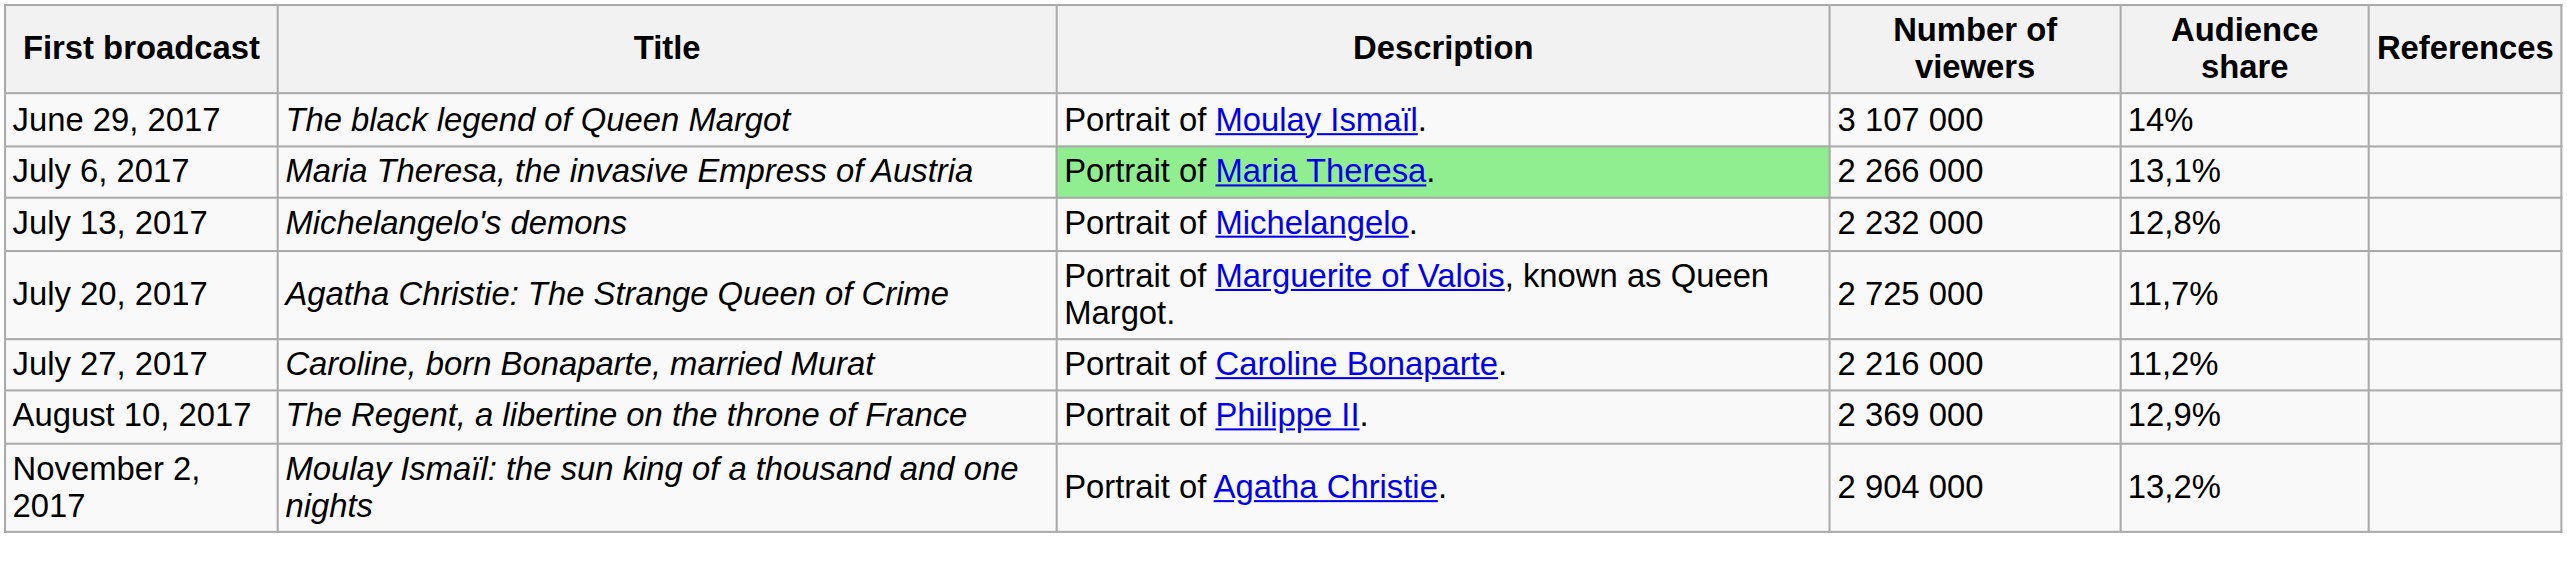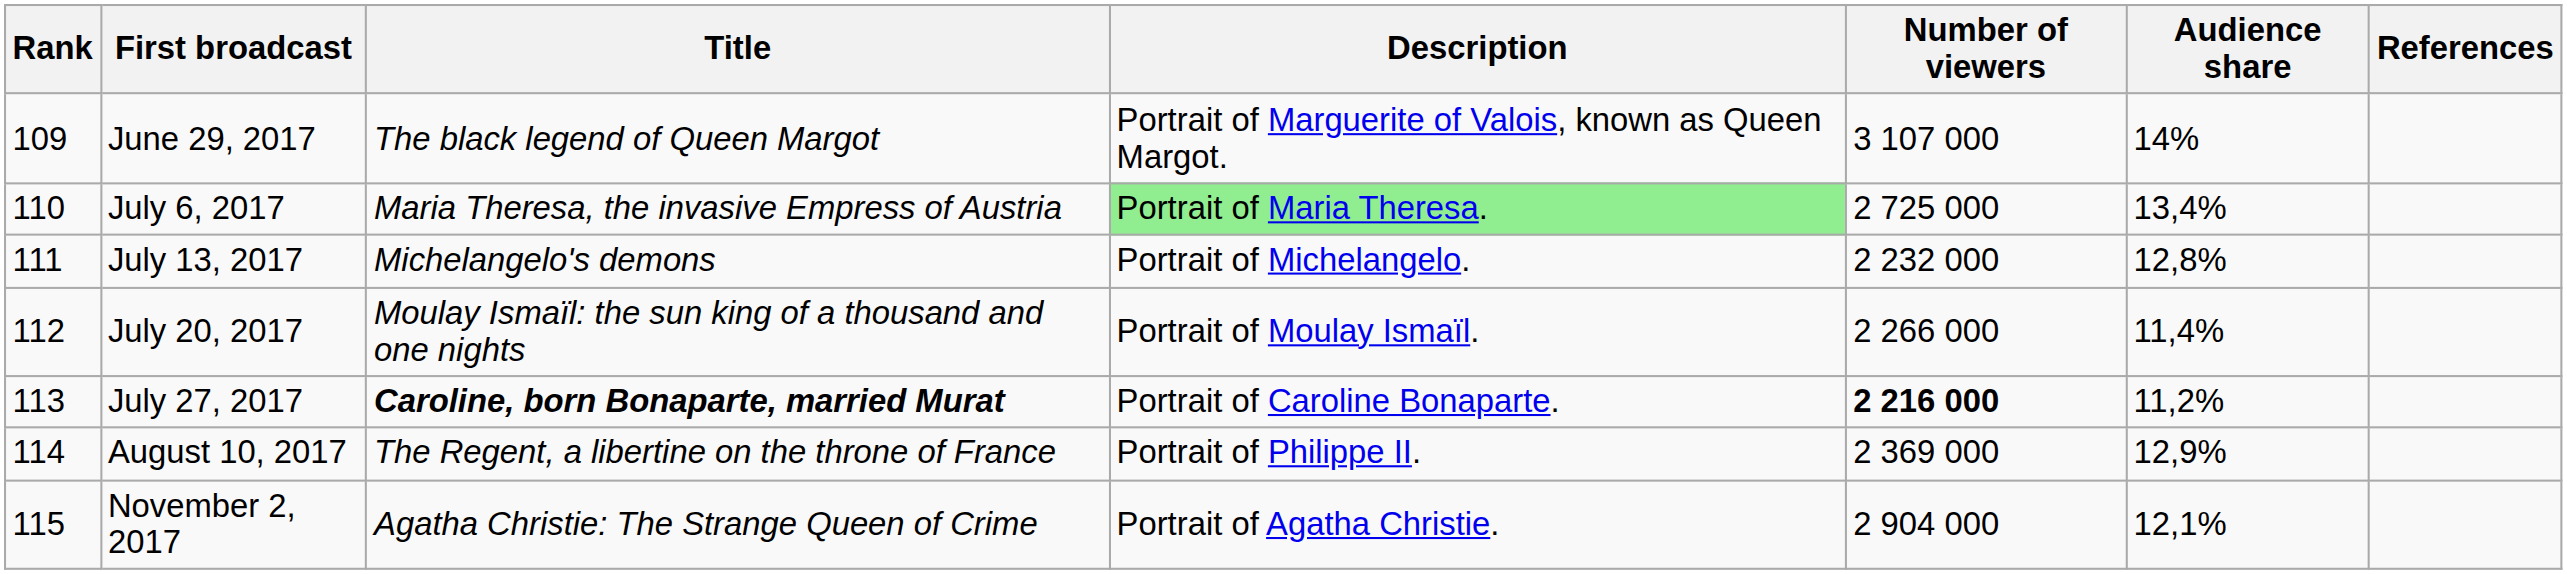+ column: (53, 48)
(1246, 119) Portrait of Moulay Ismaïl. -> (1469, 137) Portrait of Marguerite of Valois, known as Queen Margot.
(1910, 171) 2 266 000 -> (1926, 208) 2 725 000
(2174, 171) 13,1% -> (2180, 208) 13,4%
(617, 293) Agatha Christie: The Strange Queen of Crime -> (709, 330) Moulay Ismaïl: the sun king of a thousand and one nights
(1417, 293) Portrait of Marguerite of Valois, known as Queen Margot. -> (1298, 330) Portrait of Moulay Ismaïl.
(1910, 293) 2 725 000 -> (1926, 330) 2 266 000
(2173, 293) 11,7% -> (2179, 330) 11,4%
(580, 364) normal -> (689, 401) bold
(1910, 364) normal -> (1926, 401) bold
(652, 486) Moulay Ismaïl: the sun king of a thousand and one nights -> (706, 523) Agatha Christie: The Strange Queen of Crime
(2174, 486) 13,2% -> (2180, 523) 12,1%
